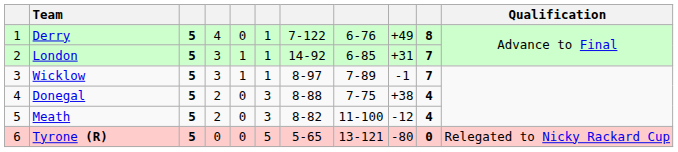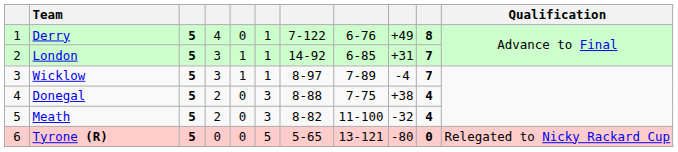(402, 76) -1 -> (402, 76) -4
(402, 116) -12 -> (402, 116) -32
